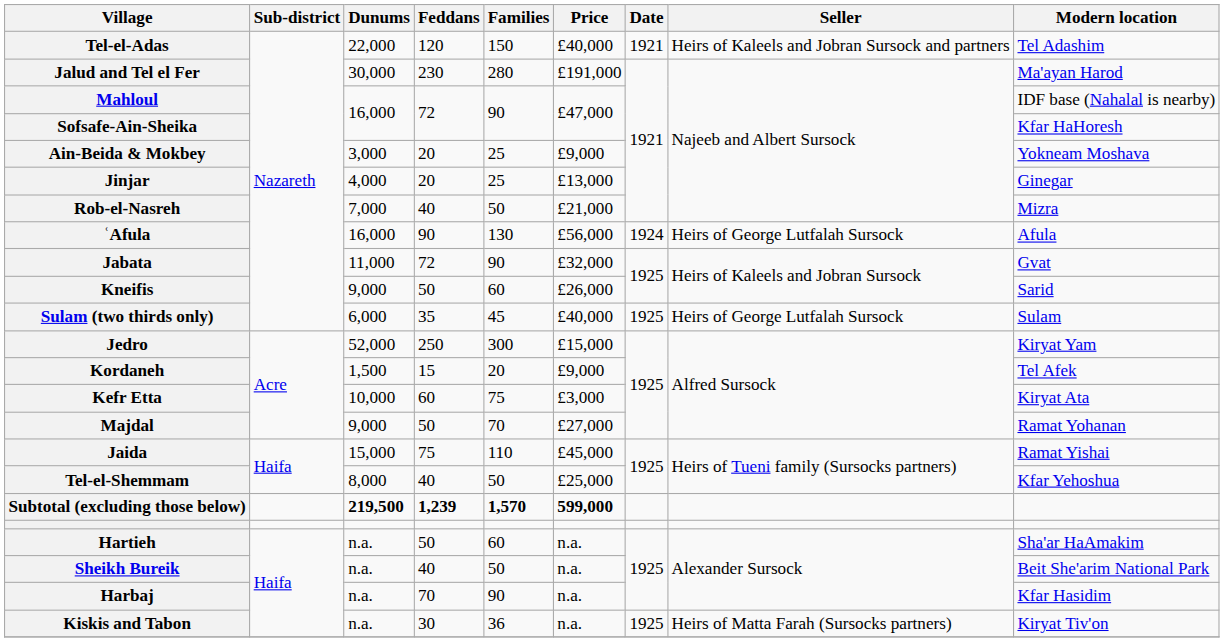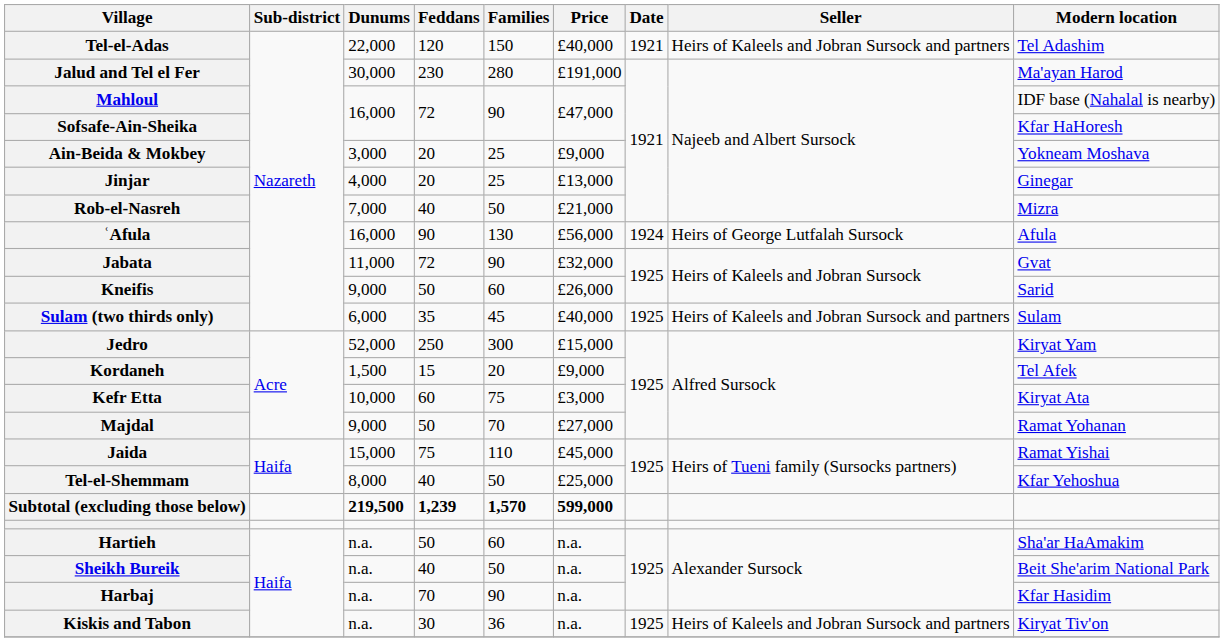(787, 316) Heirs of George Lutfalah Sursock -> (841, 316) Heirs of Kaleels and Jobran Sursock and partners
(812, 623) Heirs of Matta Farah (Sursocks partners) -> (841, 623) Heirs of Kaleels and Jobran Sursock and partners
